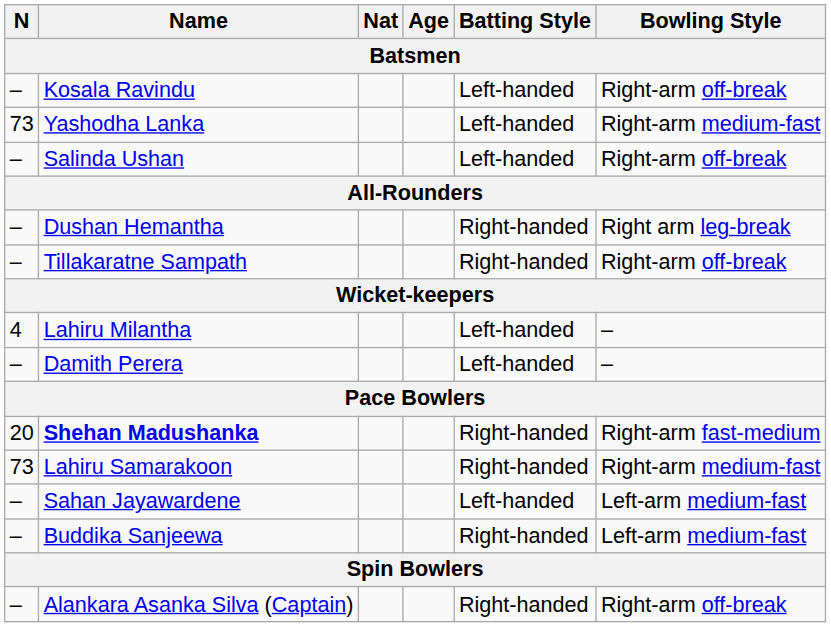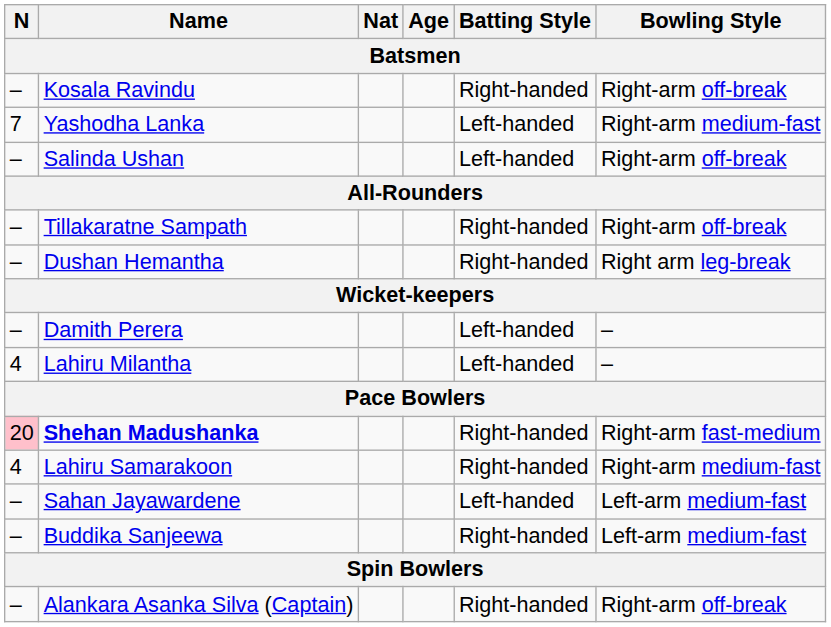(517, 90) Left-handed -> (524, 90) Right-handed
(22, 124) 73 -> (16, 124) 7
rows swapped: (134, 227) <-> (145, 261)
rows swapped: (117, 329) <-> (113, 364)
(22, 432) no background -> (22, 432) pink background
(22, 466) 73 -> (16, 466) 4
